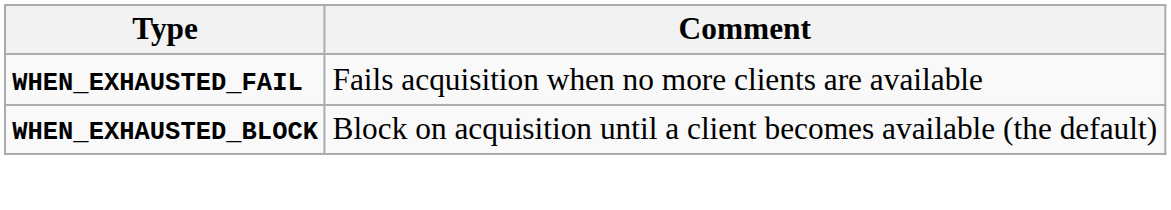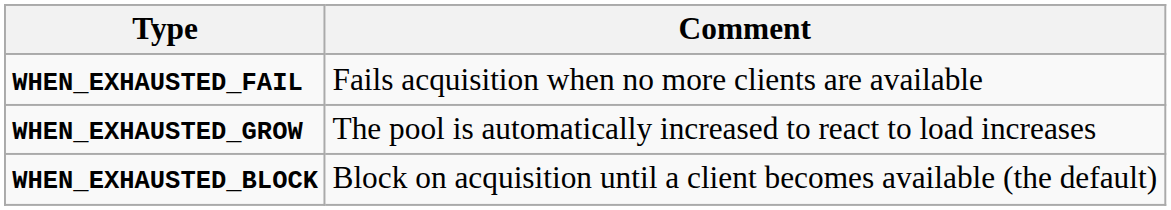+ row: (157, 132)
